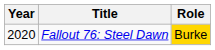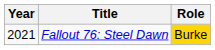(21, 34) 2020 -> (21, 34) 2021
